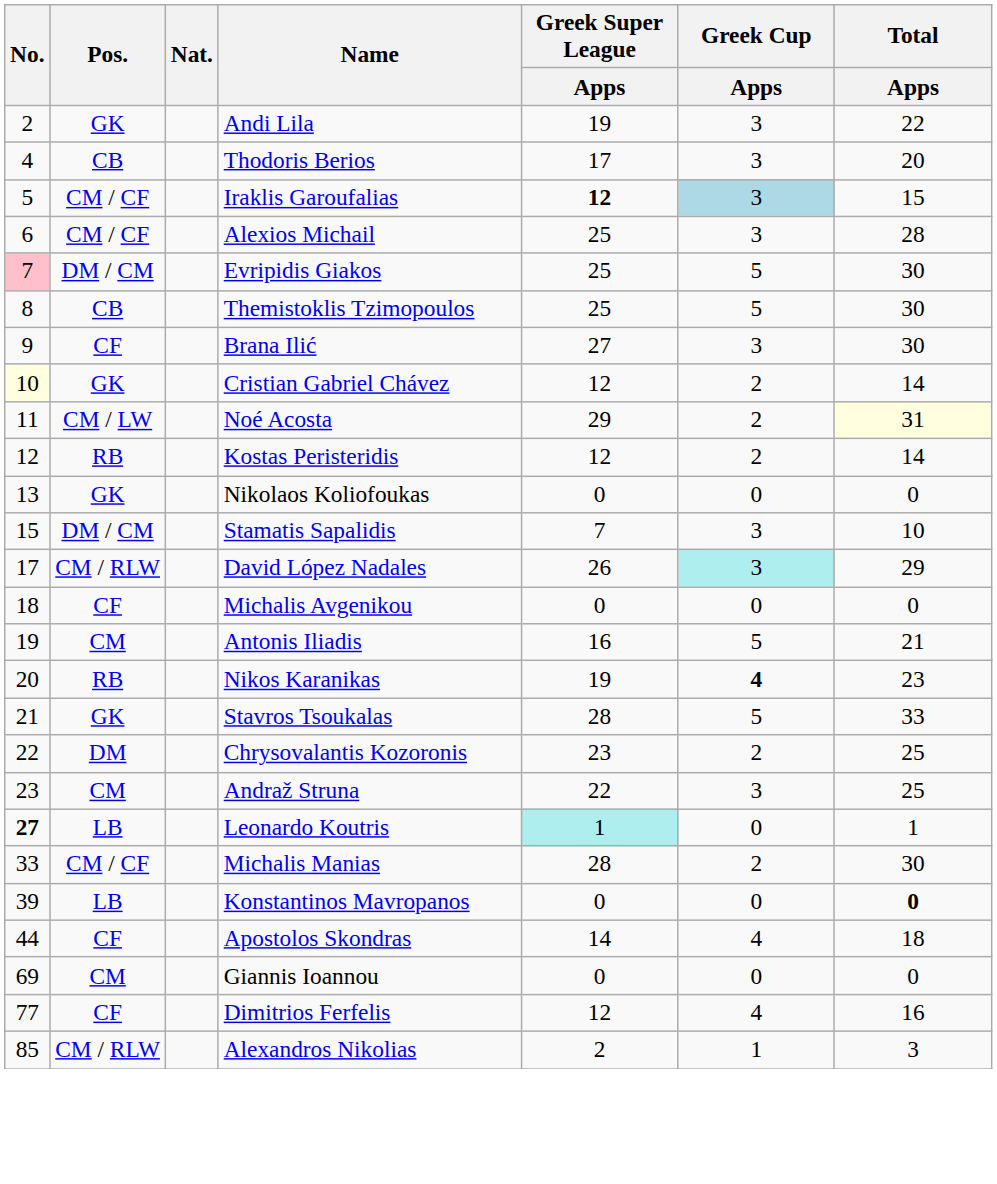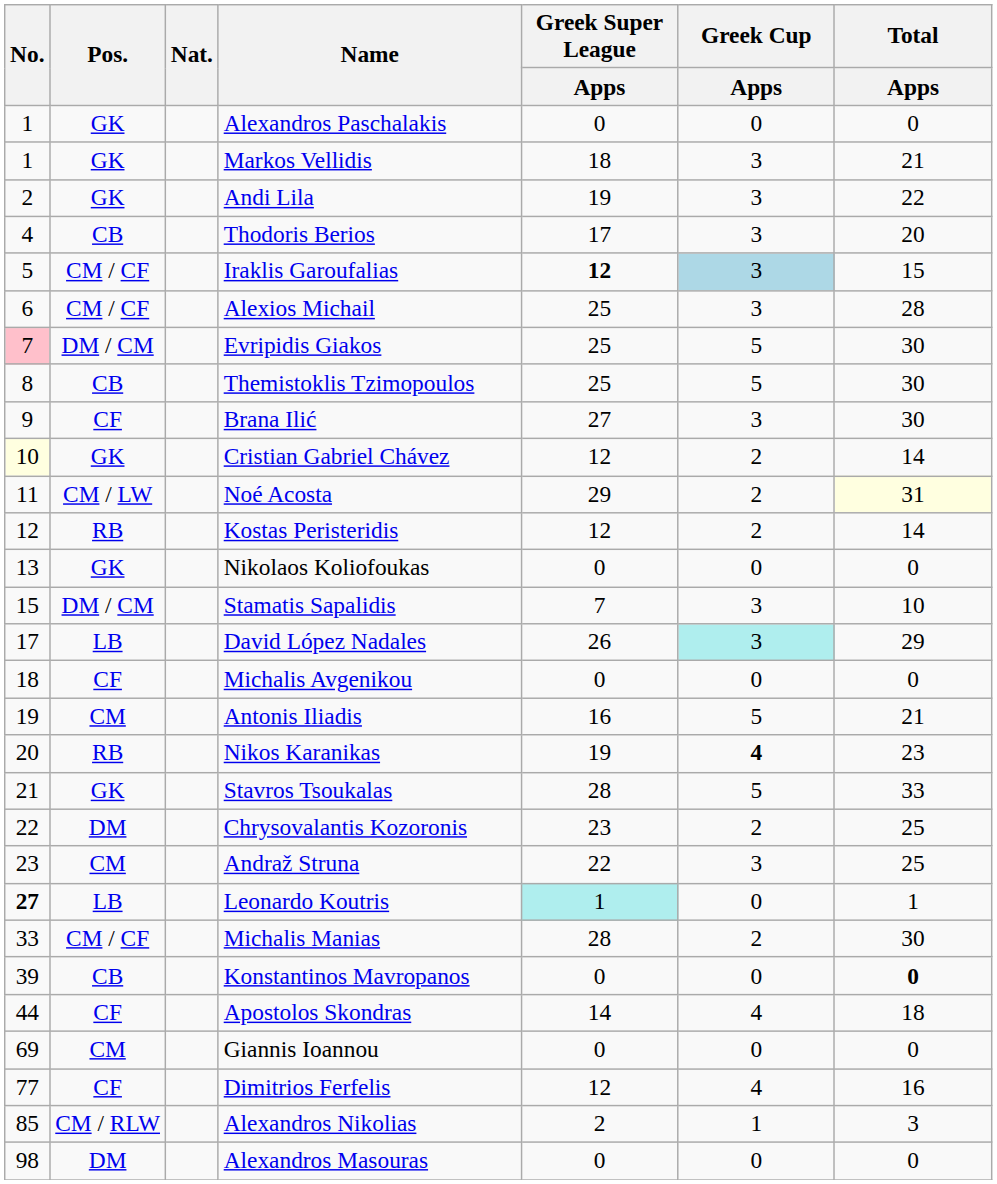+ row: (335, 123)
+ row: (298, 160)
(108, 567) CM / RLW -> (108, 642) LB
(108, 901) LB -> (108, 975) CB
+ row: (326, 1160)
